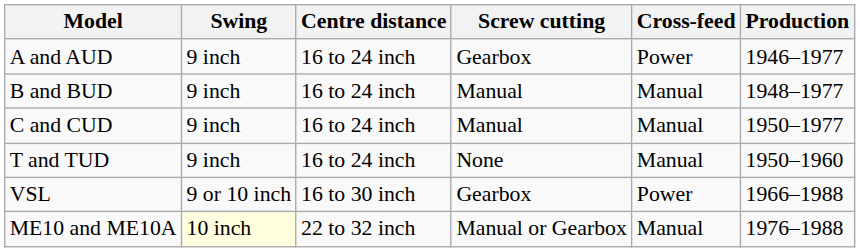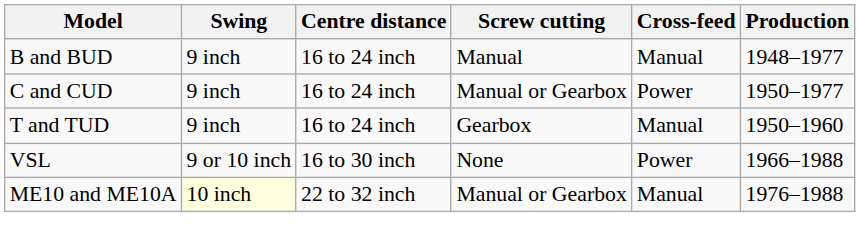- row: (61, 56)
(490, 125) Manual -> (542, 90) Manual or Gearbox
(670, 125) Manual -> (665, 90) Power
(480, 159) None -> (494, 125) Gearbox
(494, 194) Gearbox -> (480, 159) None
